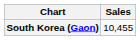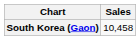(118, 27) 10,455 -> (118, 27) 10,458
